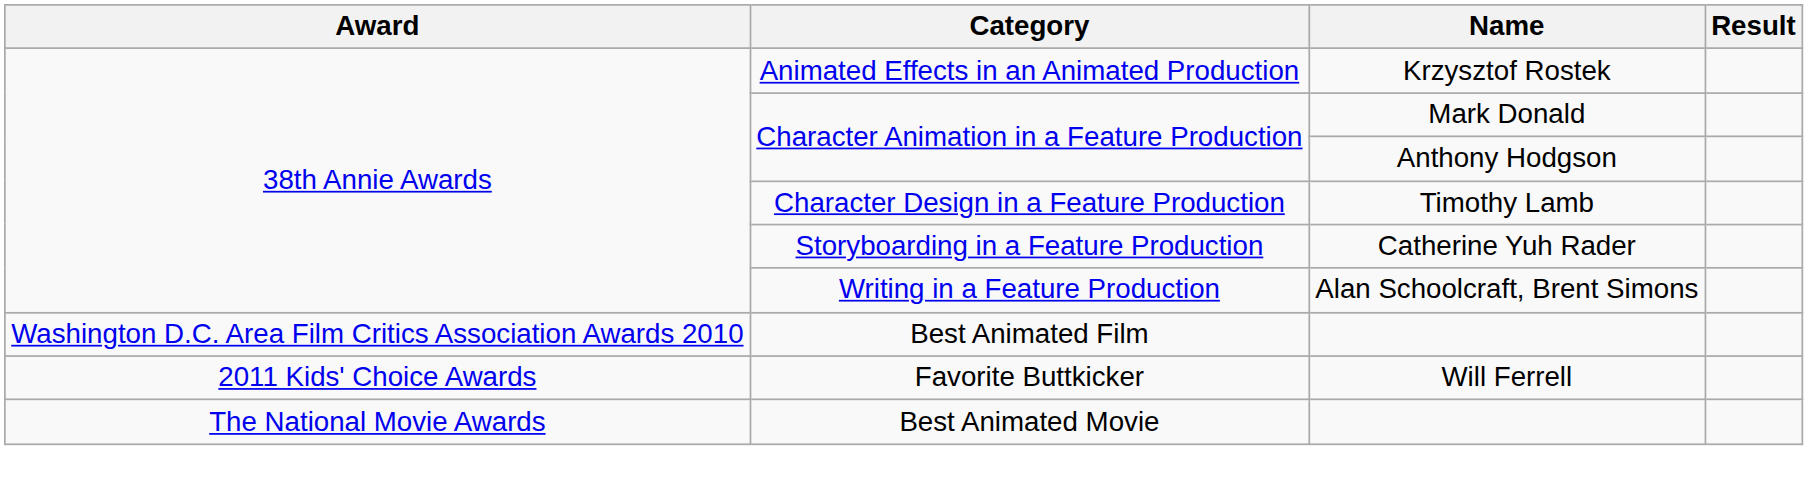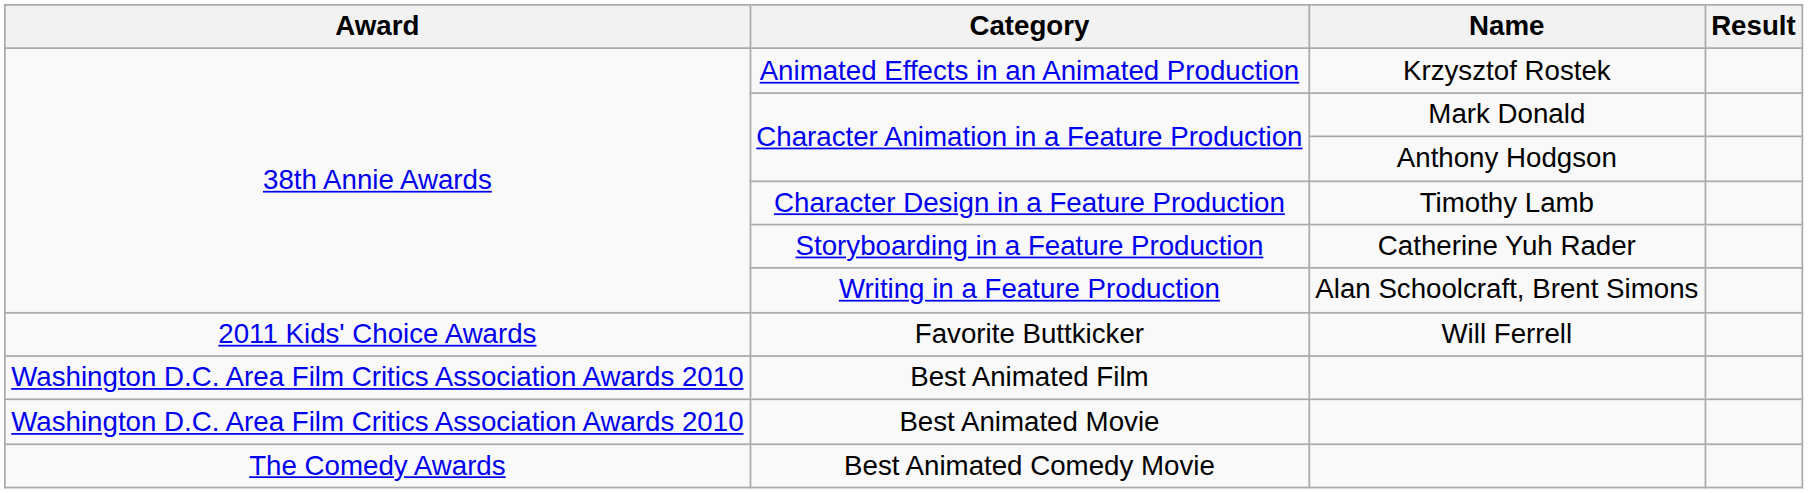rows swapped: (1029, 333) <-> (1029, 377)
(377, 421) The National Movie Awards -> (377, 421) Washington D.C. Area Film Critics Association Awards 2010
+ row: (1029, 465)
